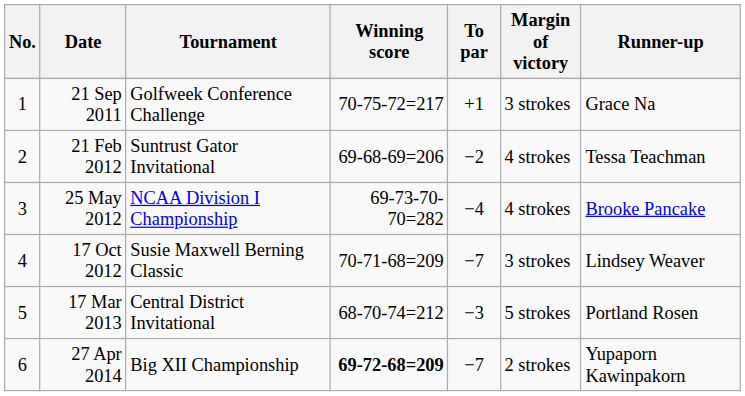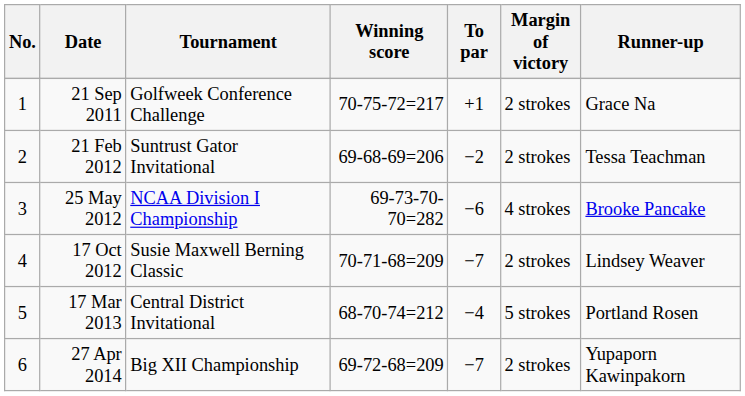(537, 104) 3 strokes -> (537, 104) 2 strokes
(537, 156) 4 strokes -> (537, 156) 2 strokes
(474, 208) −4 -> (474, 208) −6
(537, 260) 3 strokes -> (537, 260) 2 strokes
(474, 313) −3 -> (474, 313) −4
(391, 365) bold -> (391, 365) normal
